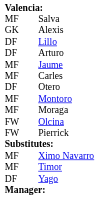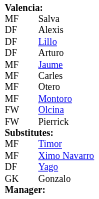(12, 30) GK -> (11, 30) DF
(11, 87) DF -> (12, 87) MF
- row: (53, 110)
rows swapped: (50, 167) <-> (66, 155)
+ row: (55, 178)
